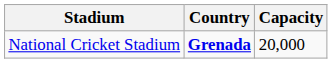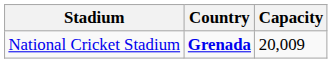(282, 44) 20,000 -> (282, 44) 20,009
